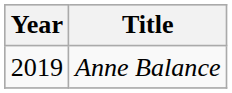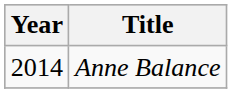(37, 66) 2019 -> (37, 66) 2014
